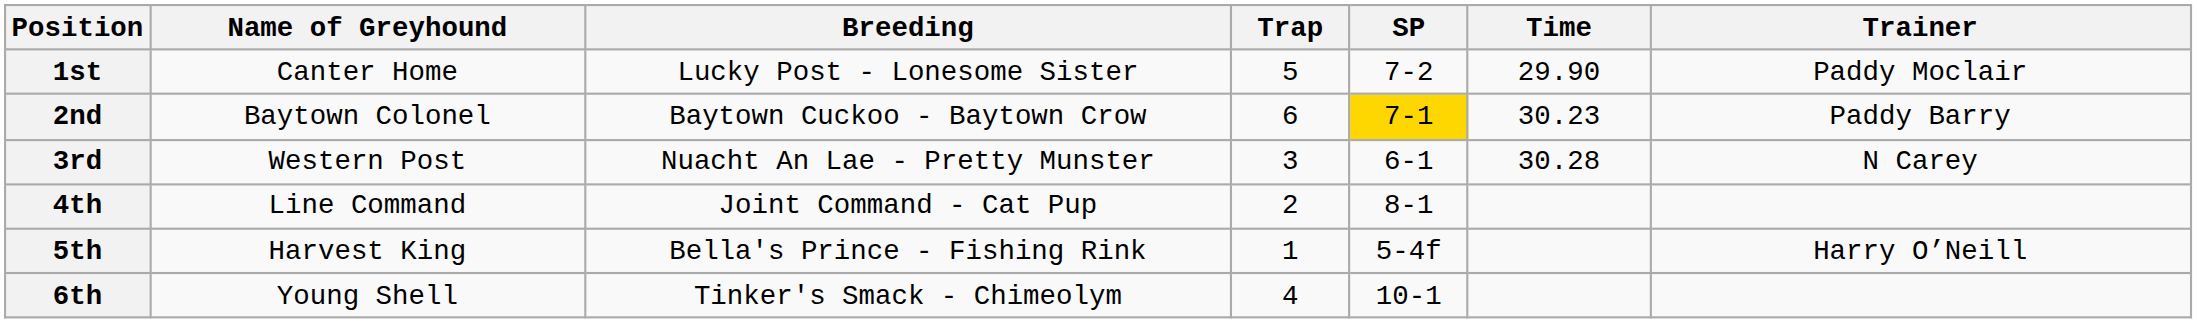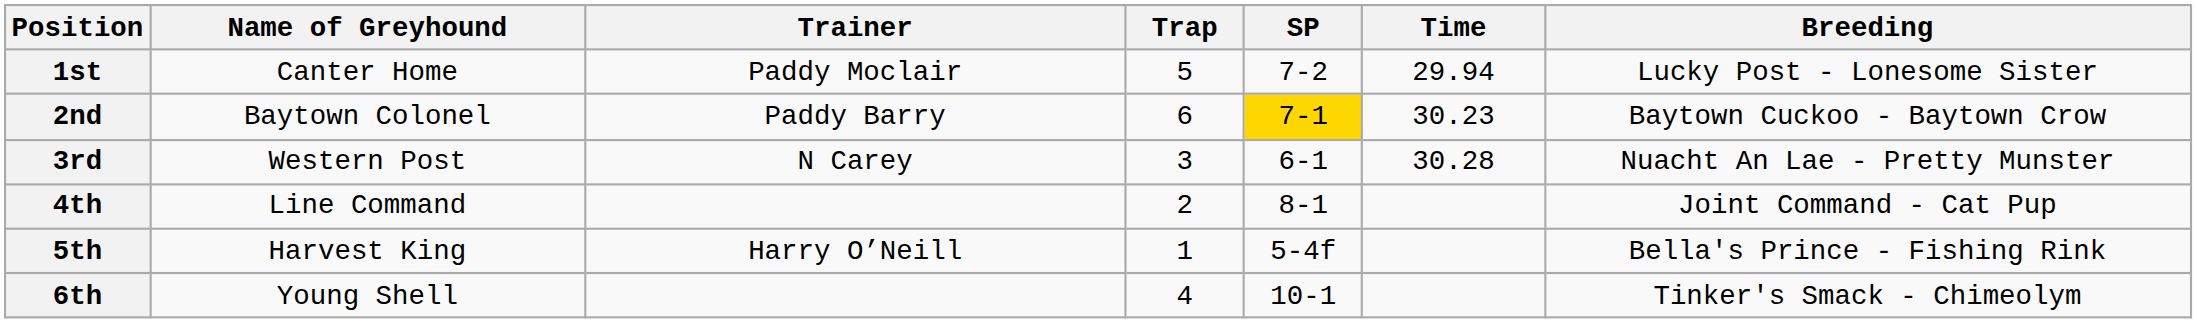columns swapped: (908, 27) <-> (1920, 27)
(1559, 72) 29.90 -> (1453, 72) 29.94
